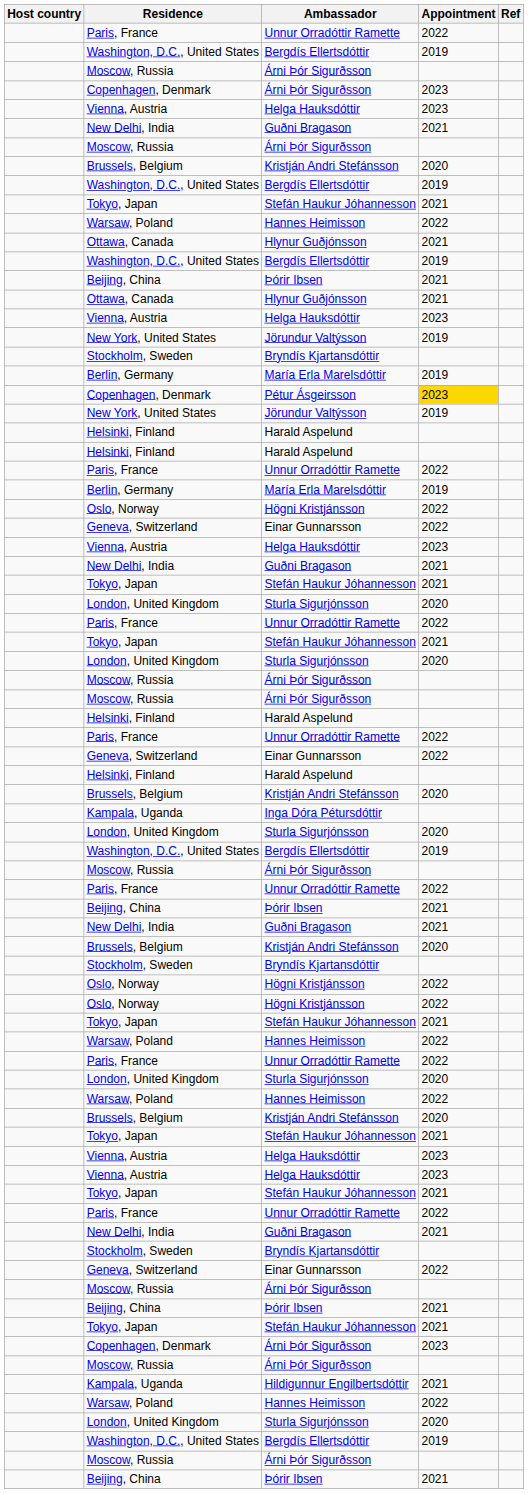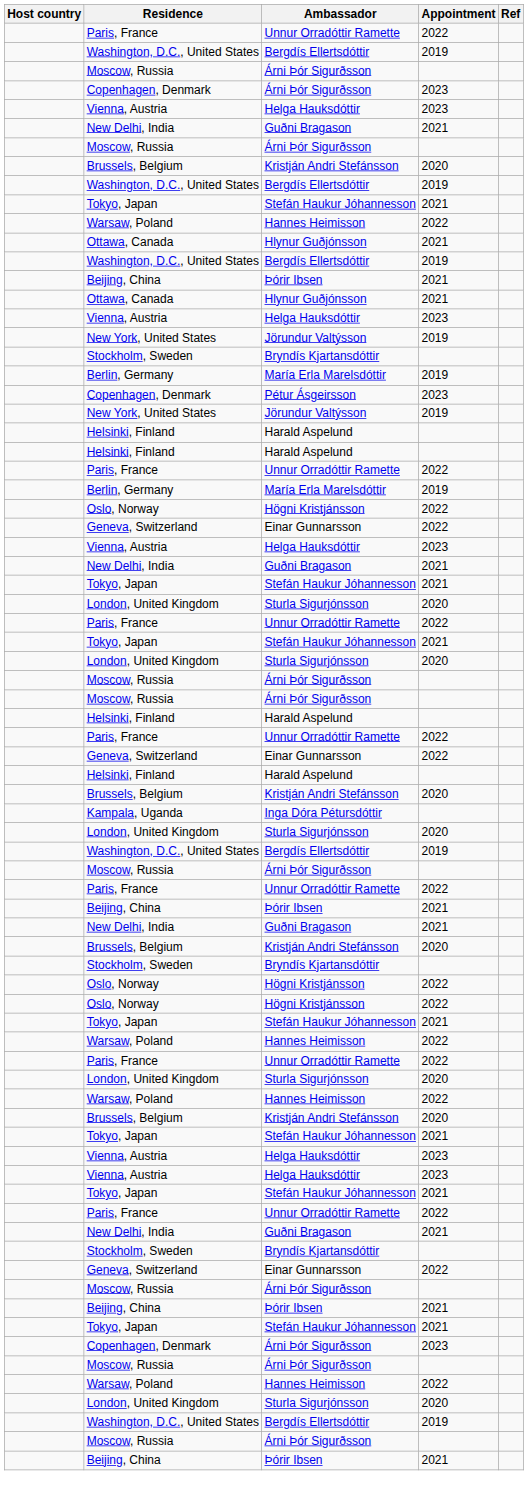(435, 394) gold background -> (435, 394) no background
- row: (135, 1384)
